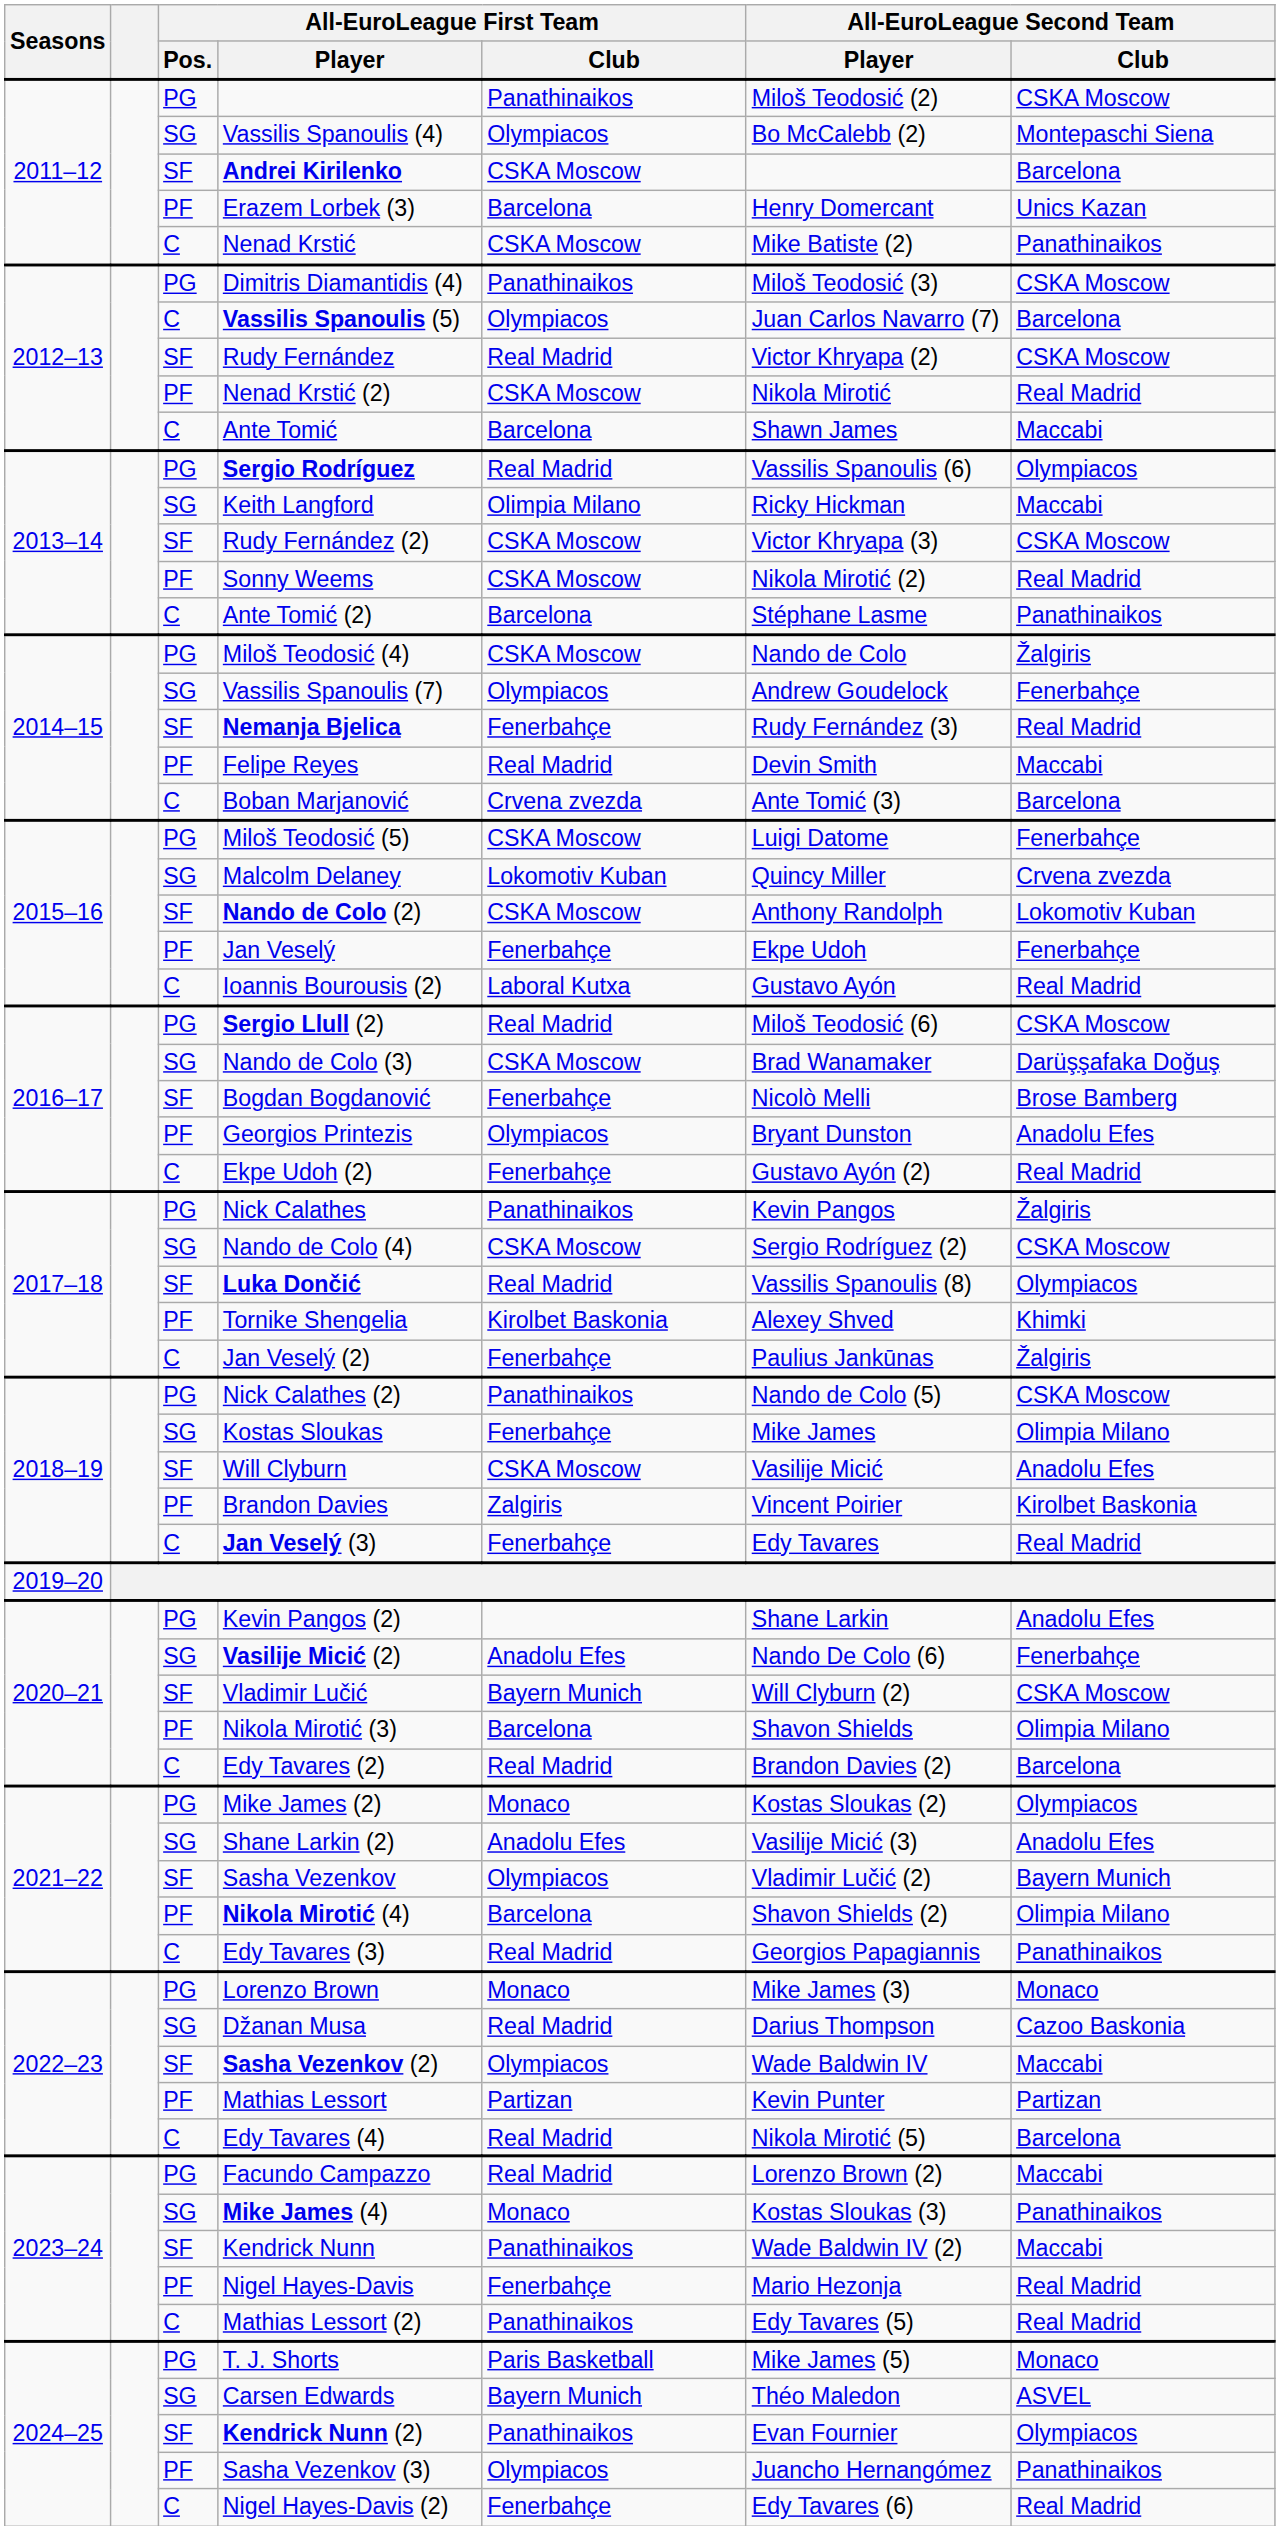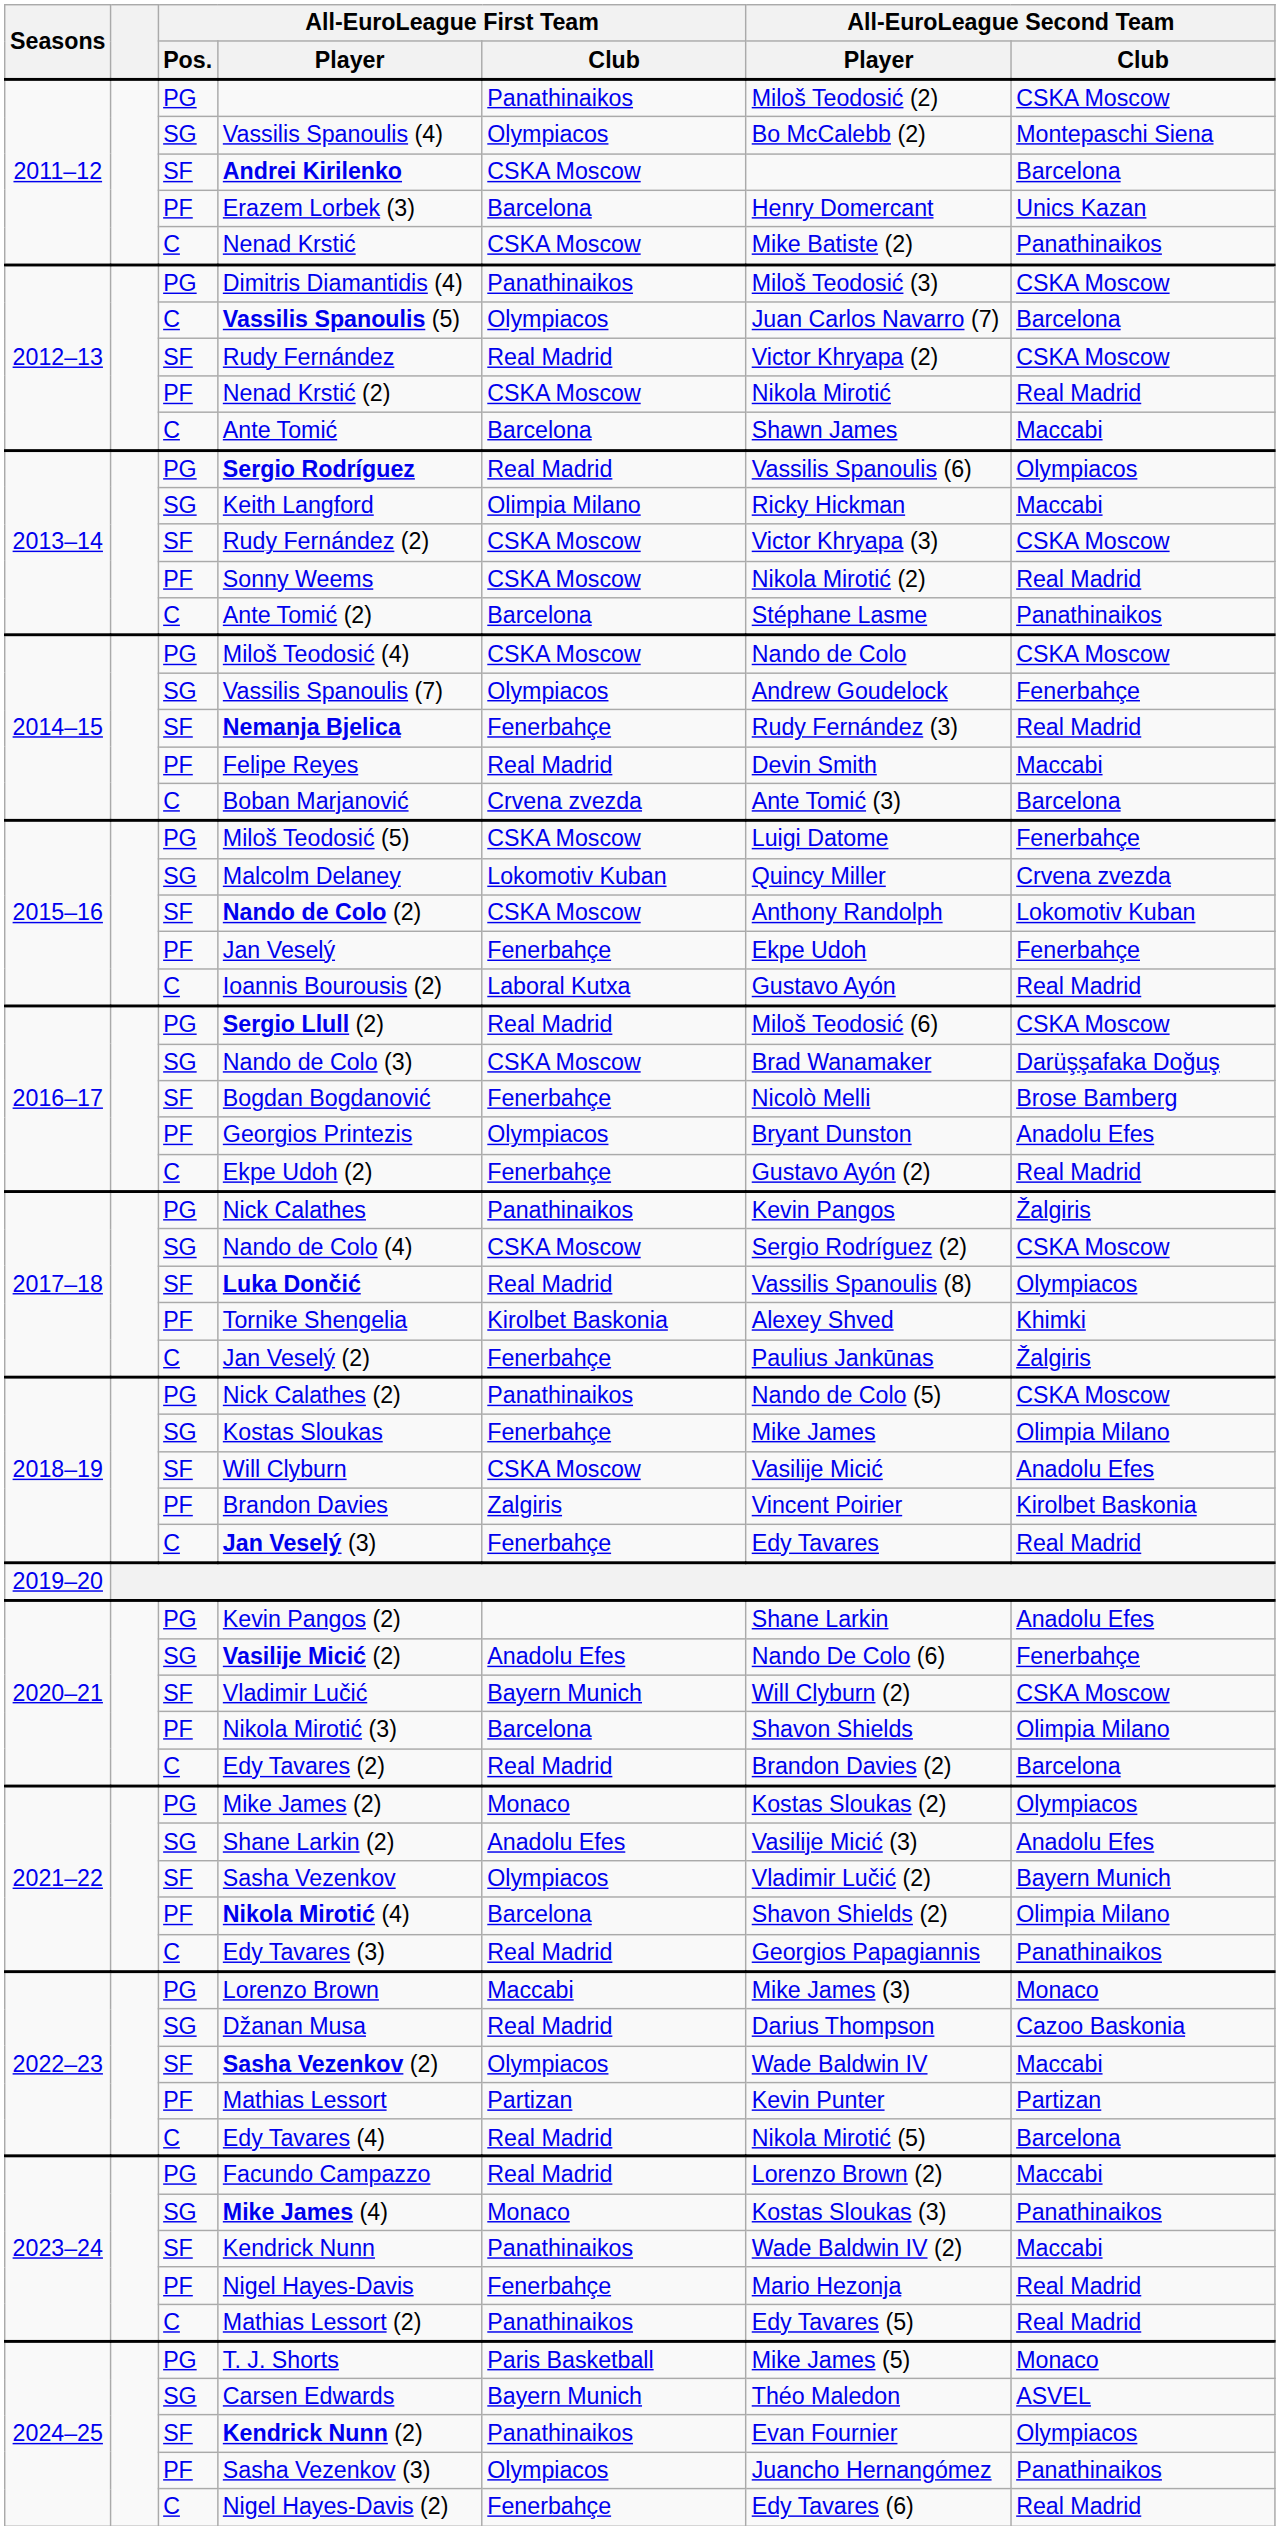(1054, 654) Žalgiris -> (1093, 654) CSKA Moscow
(529, 1990) Monaco -> (530, 1990) Maccabi
